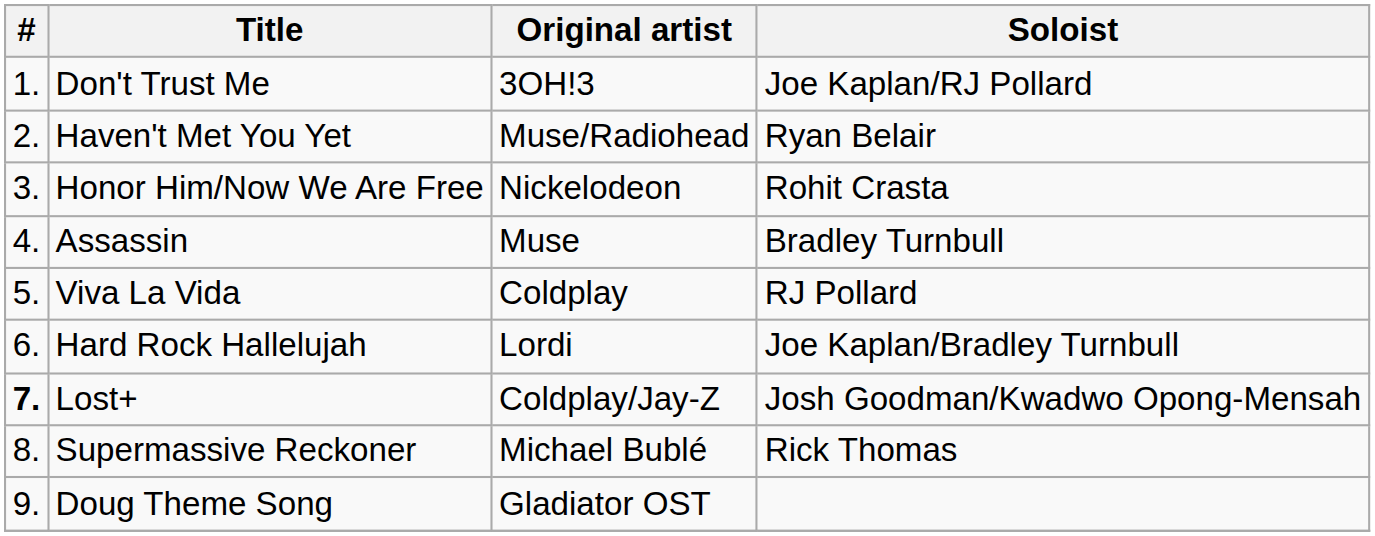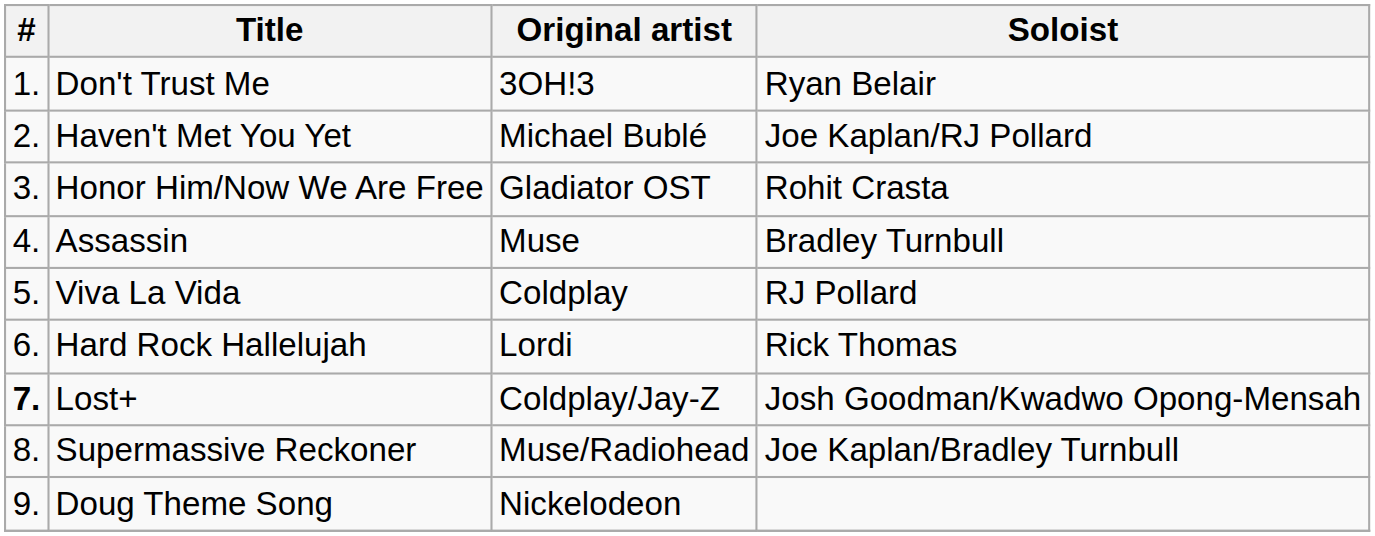(929, 83) Joe Kaplan/RJ Pollard -> (850, 83) Ryan Belair
(624, 135) Muse/Radiohead -> (603, 135) Michael Bublé
(850, 135) Ryan Belair -> (929, 135) Joe Kaplan/RJ Pollard
(590, 188) Nickelodeon -> (605, 188) Gladiator OST
(972, 345) Joe Kaplan/Bradley Turnbull -> (861, 345) Rick Thomas
(603, 450) Michael Bublé -> (624, 450) Muse/Radiohead
(861, 450) Rick Thomas -> (972, 450) Joe Kaplan/Bradley Turnbull
(605, 503) Gladiator OST -> (590, 503) Nickelodeon
